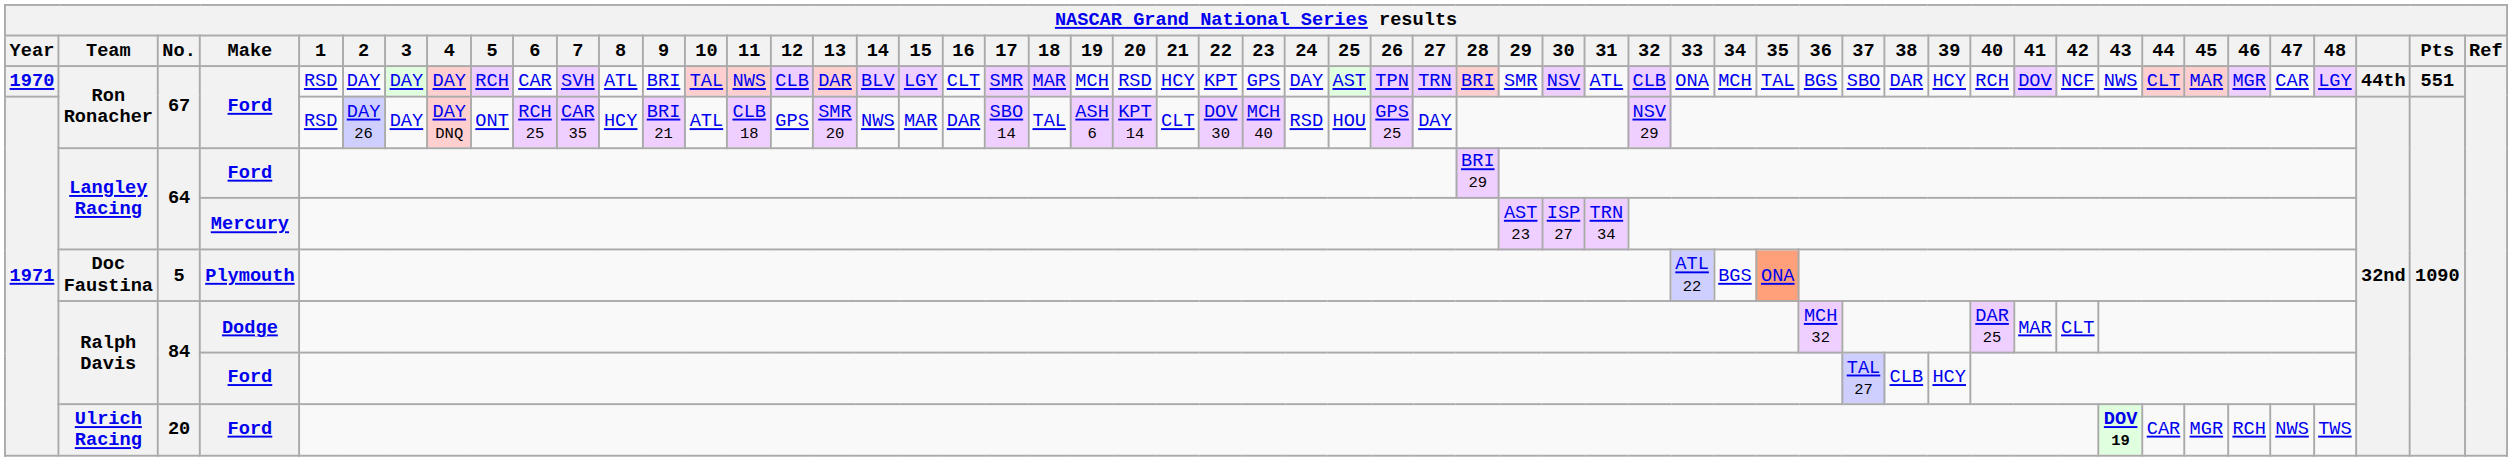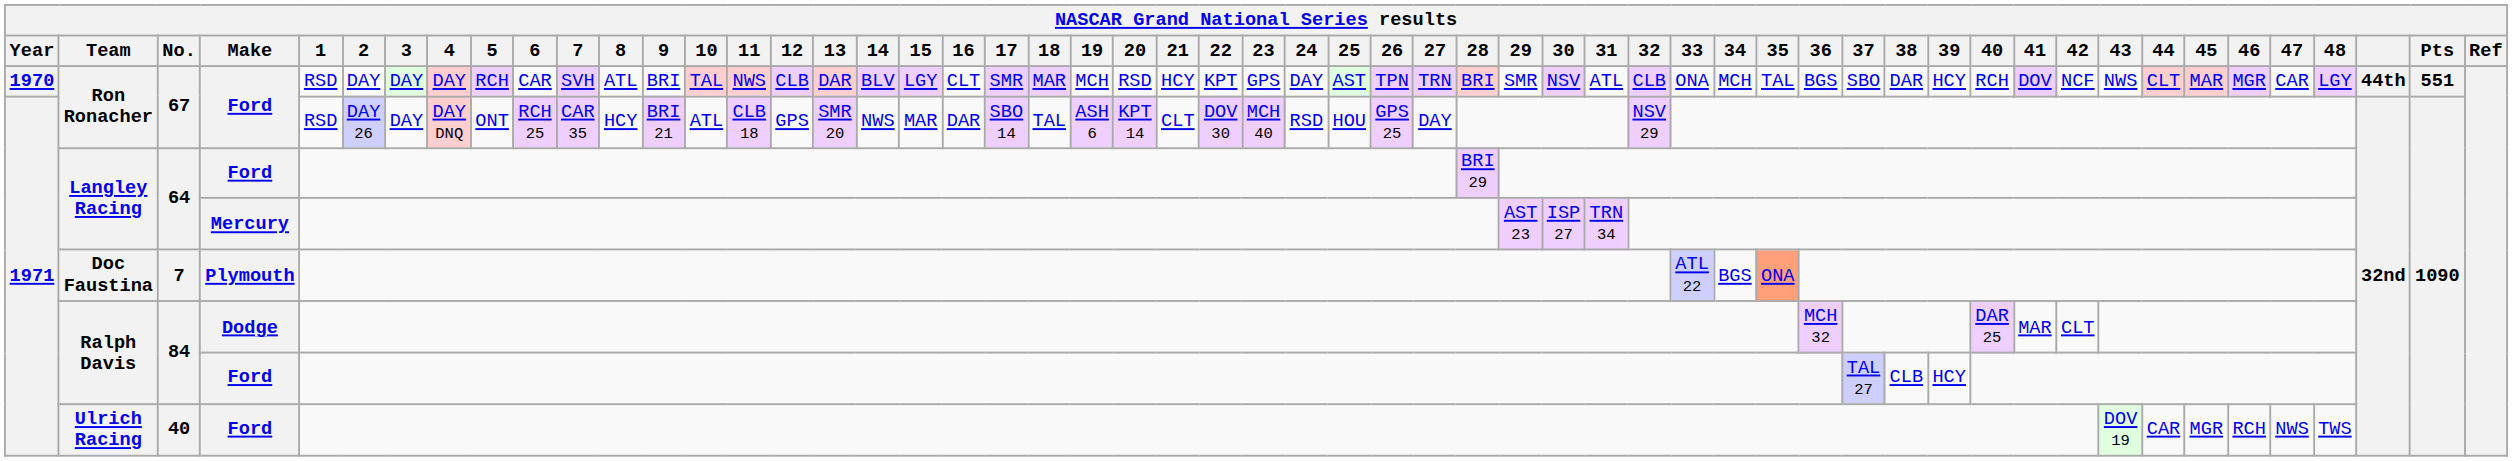(179, 275) 5 -> (179, 275) 7
(179, 429) 20 -> (179, 429) 40
(2121, 429) bold -> (2121, 428) normal
